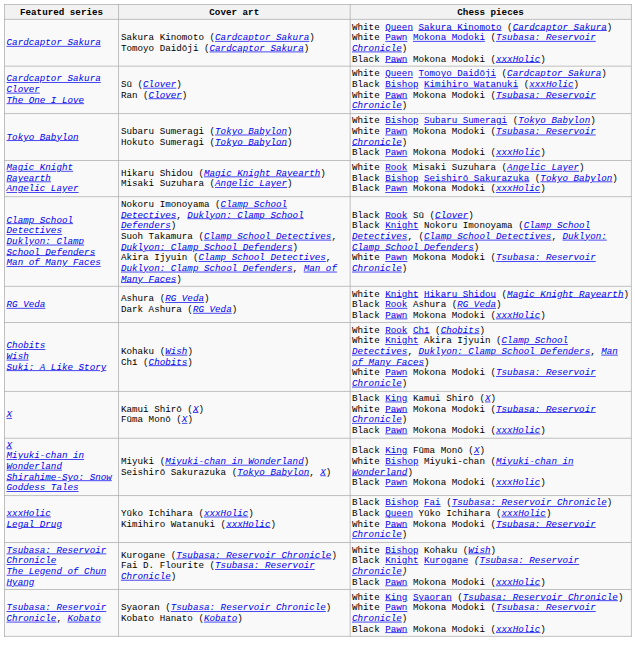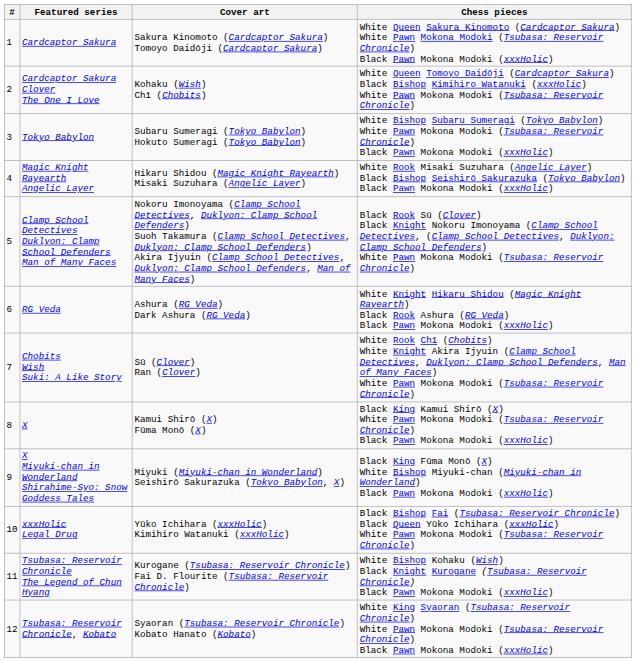+ column: (12, 12)
(154, 90) Sū (Clover) Ran (Clover) -> (170, 90) Kohaku (Wish) Chī (Chobits)
(157, 357) Kohaku (Wish) Chī (Chobits) -> (168, 367) Sū (Clover) Ran (Clover)
